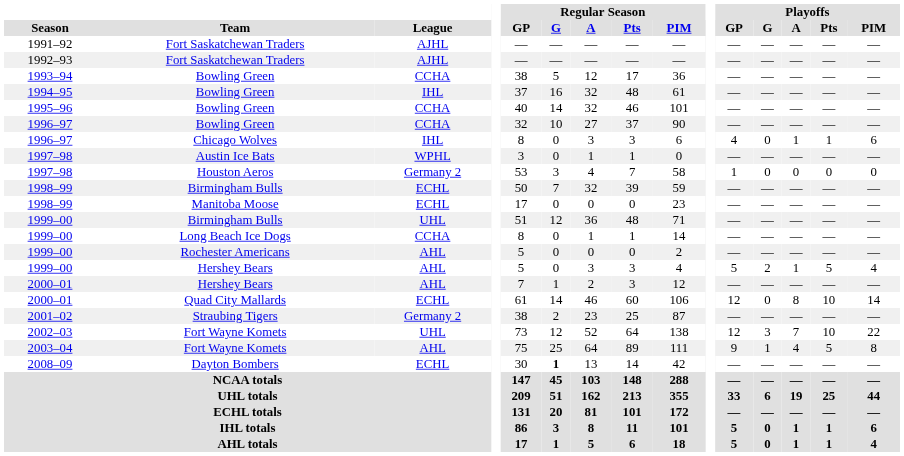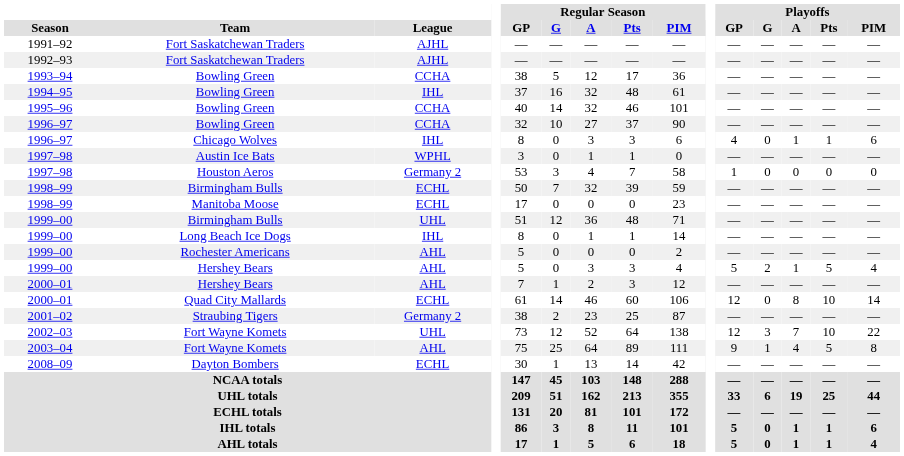(433, 236) CCHA -> (433, 236) IHL
(556, 364) bold -> (556, 364) normal
